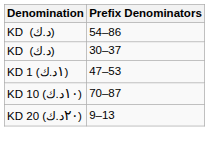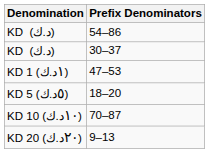+ row: (105, 93)
